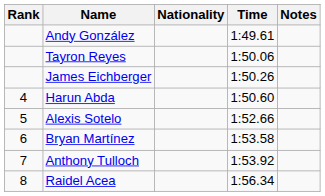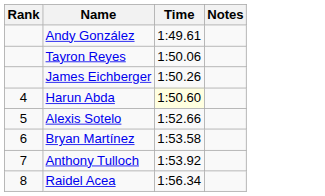- column: (191, 14)
(252, 98) no background -> (179, 98) lightyellow background
